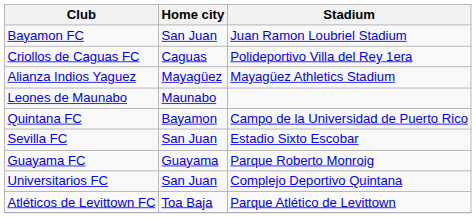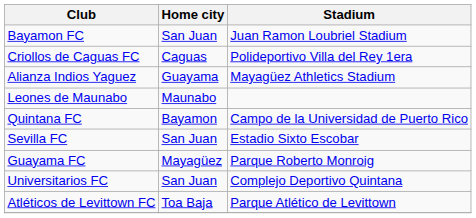(192, 77) Mayagüez -> (190, 77) Guayama
(190, 160) Guayama -> (192, 160) Mayagüez
